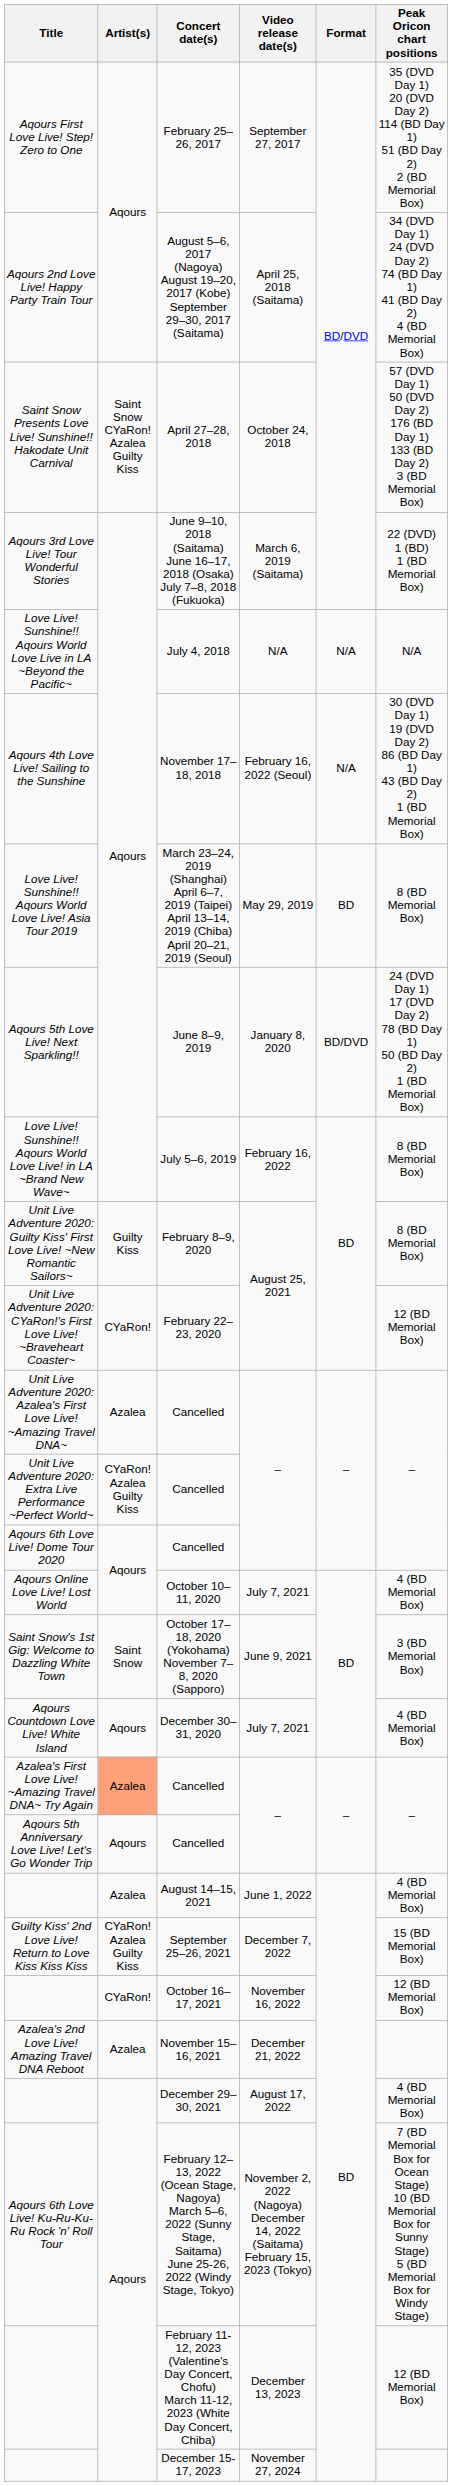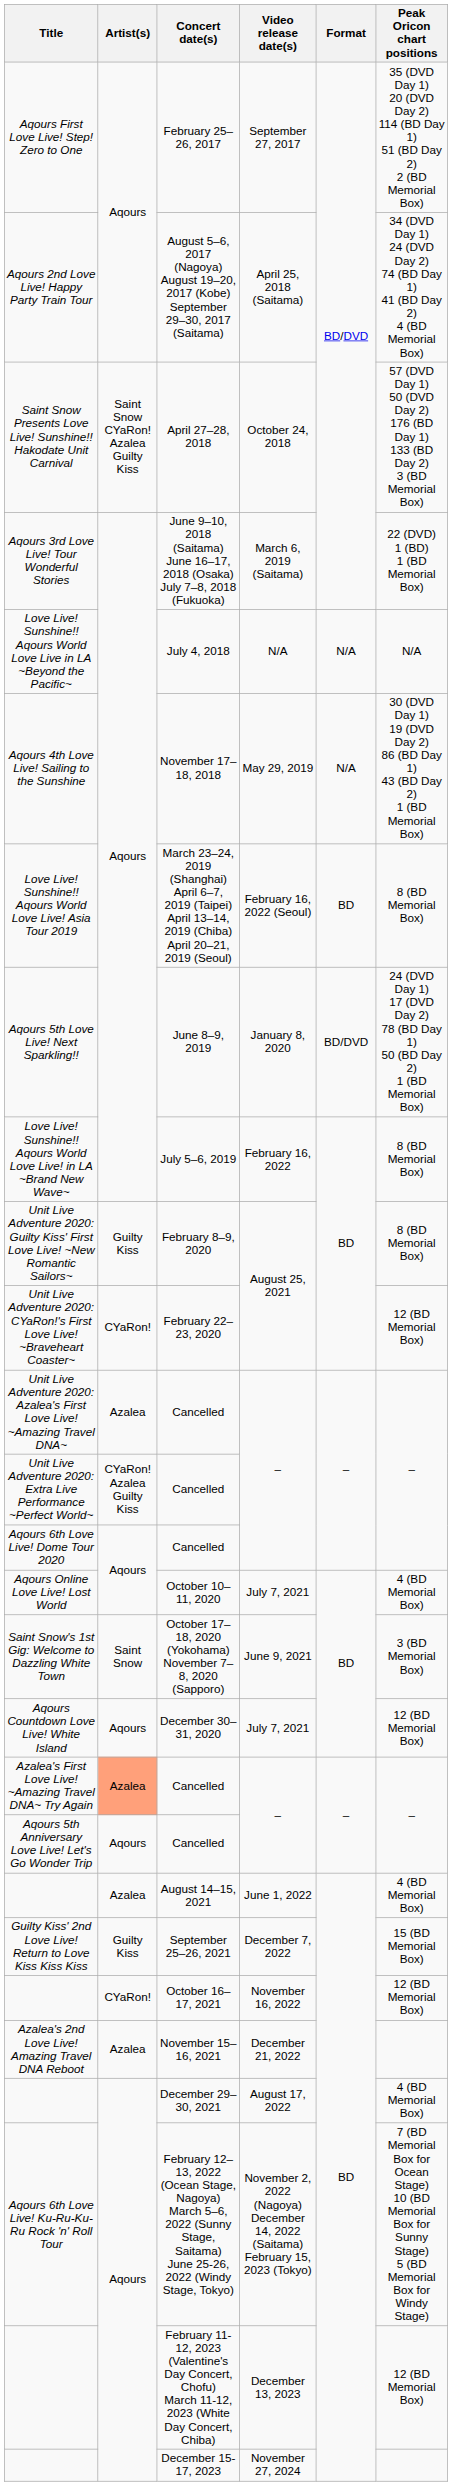(278, 768) February 16, 2022 (Seoul) -> (278, 768) May 29, 2019
(278, 905) May 29, 2019 -> (278, 905) February 16, 2022 (Seoul)
(412, 1728) 4 (BD Memorial Box) -> (412, 1728) 12 (BD Memorial Box)
(128, 1946) CYaRon! Azalea Guilty Kiss -> (128, 1946) Guilty Kiss
